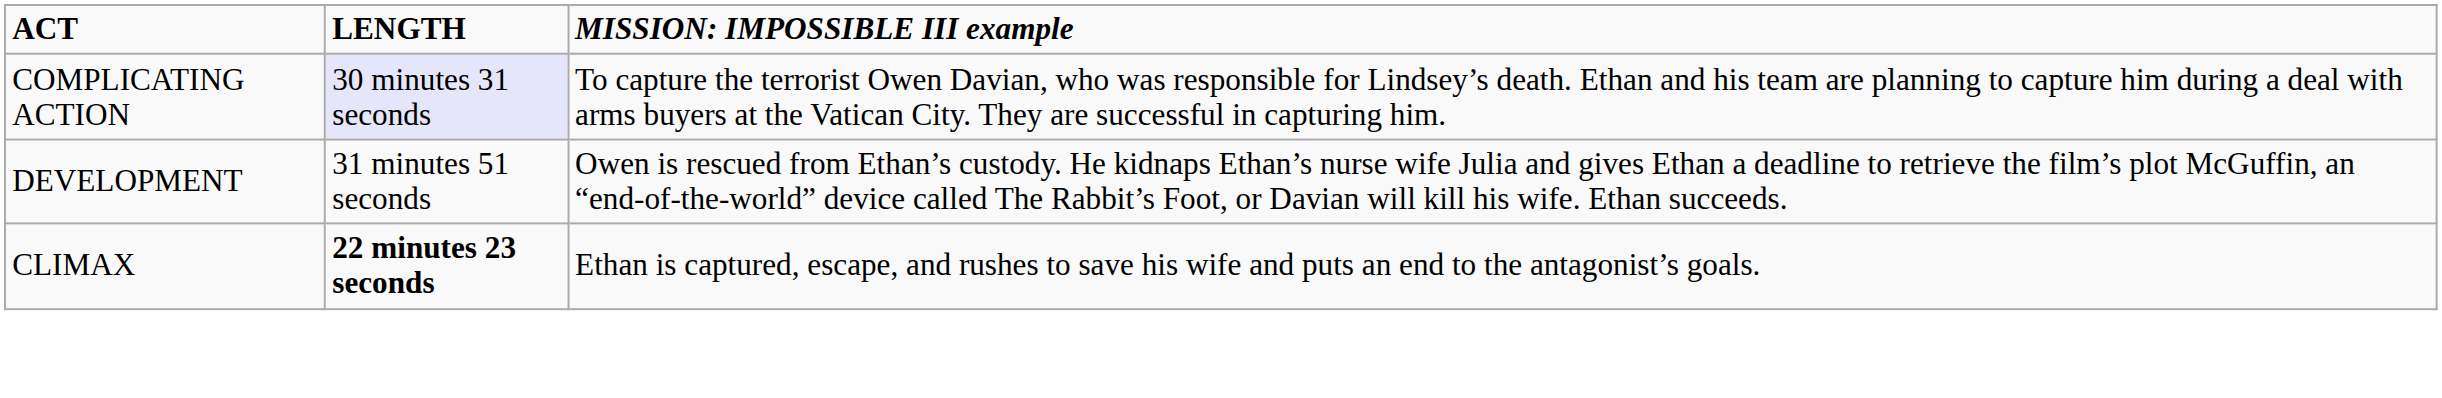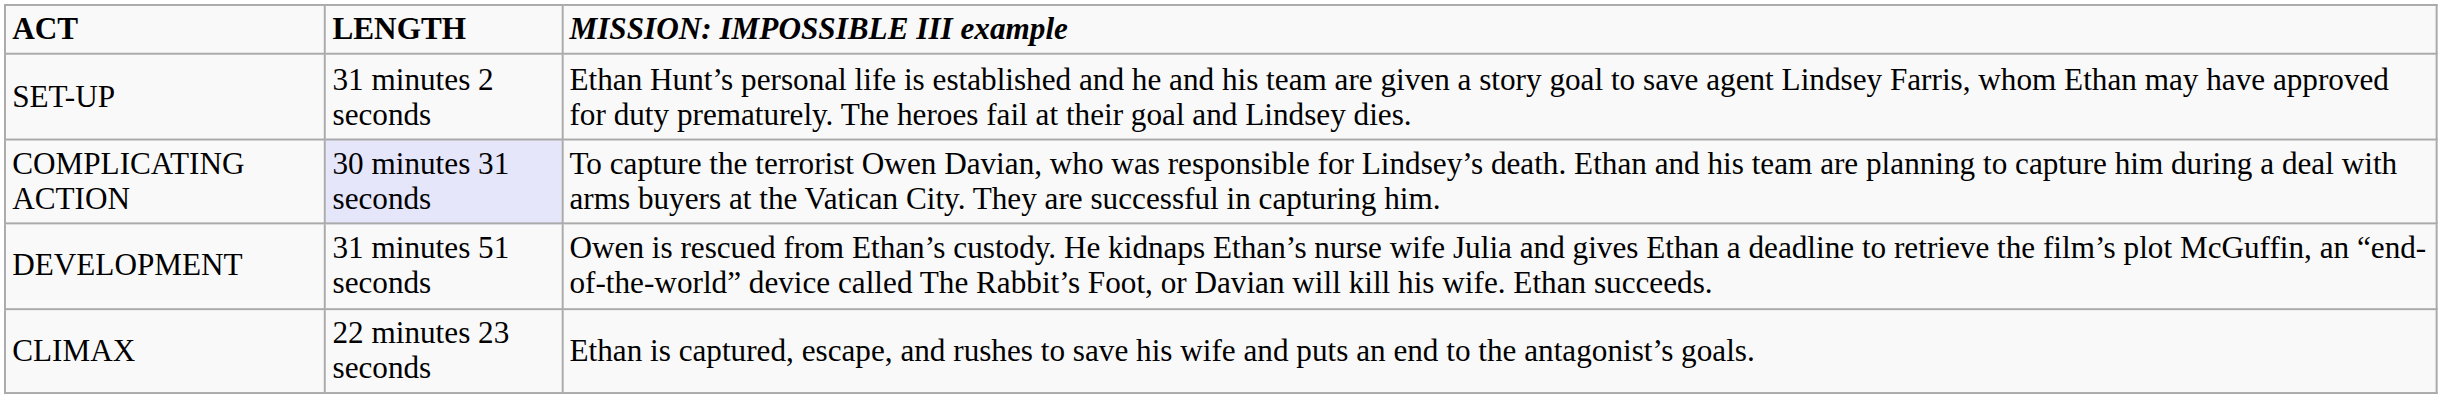+ row: (64, 96)
(424, 265) bold -> (421, 350) normal
